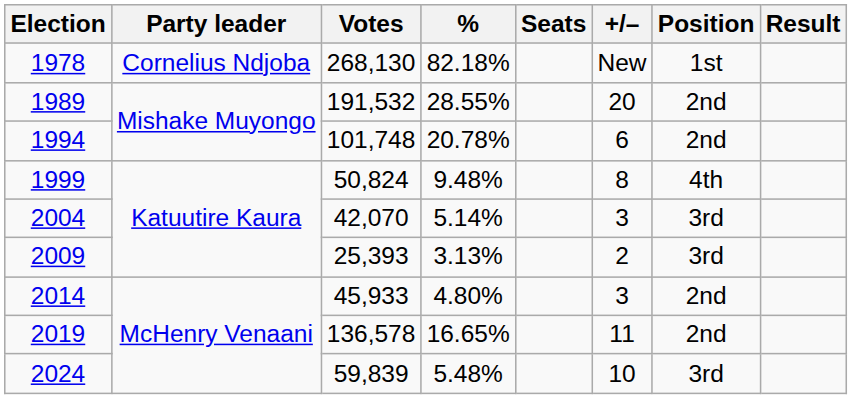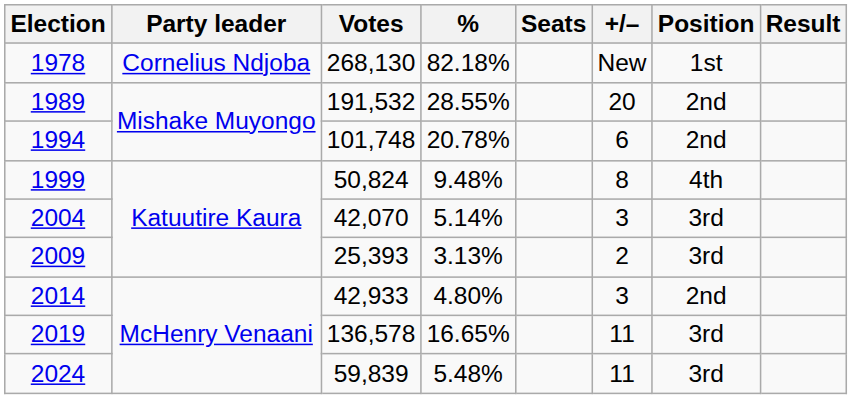(371, 295) 45,933 -> (371, 295) 42,933
(706, 334) 2nd -> (706, 334) 3rd
(622, 373) 10 -> (622, 373) 11
